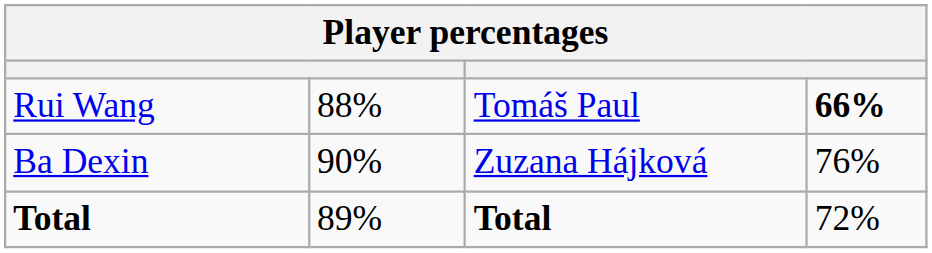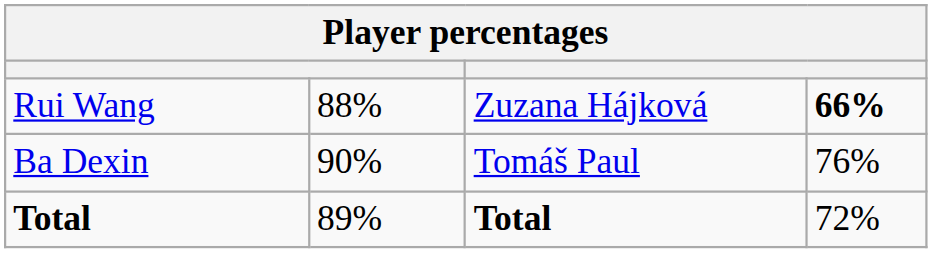(557, 105) Tomáš Paul -> (591, 105) Zuzana Hájková
(591, 161) Zuzana Hájková -> (557, 161) Tomáš Paul
